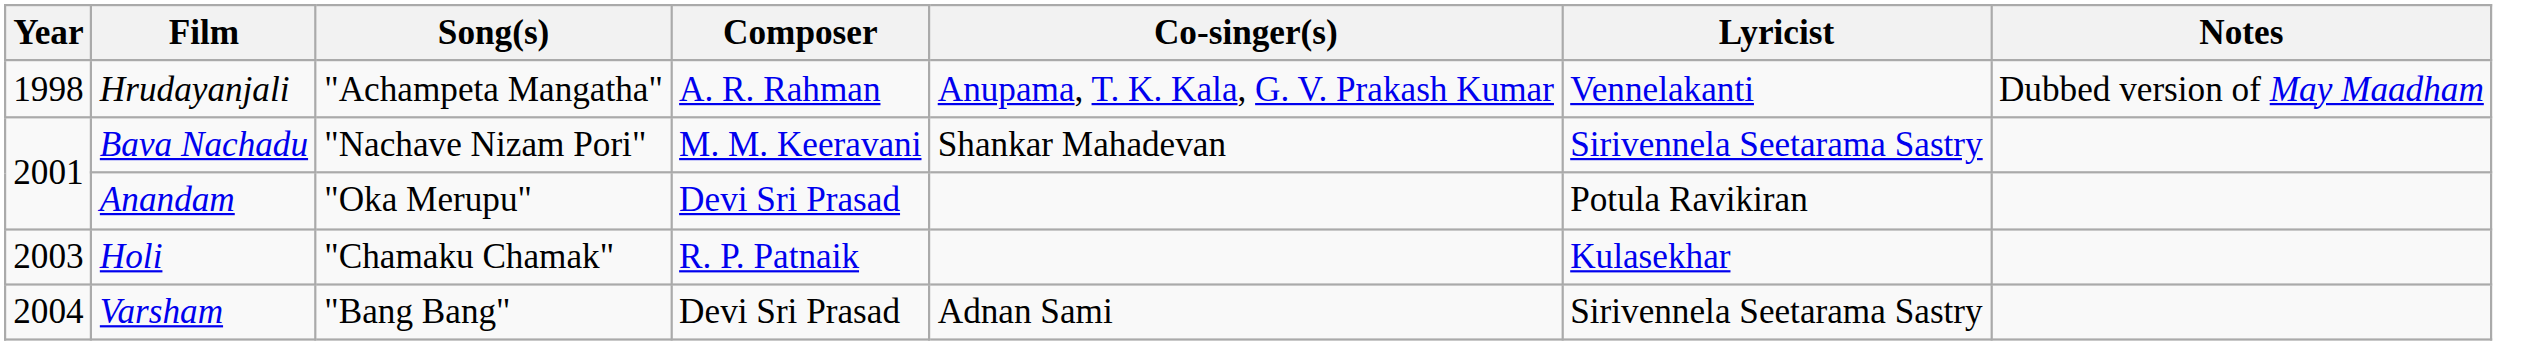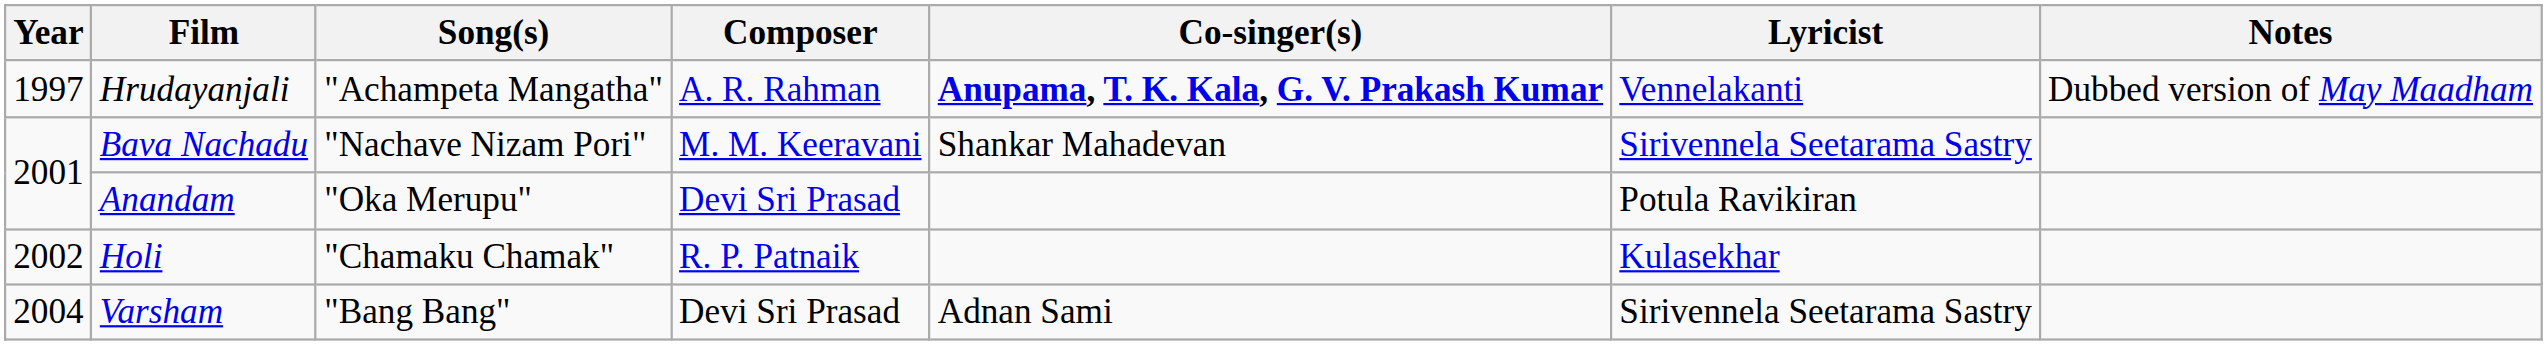(48, 88) 1998 -> (48, 88) 1997
(1246, 88) normal -> (1270, 88) bold
(48, 255) 2003 -> (48, 255) 2002
